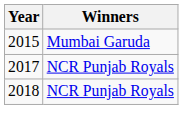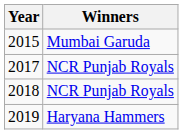+ row: (24, 116)
